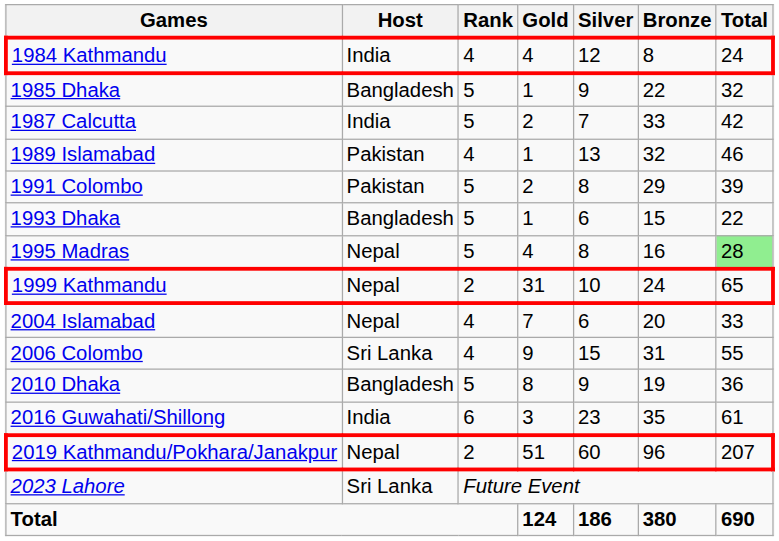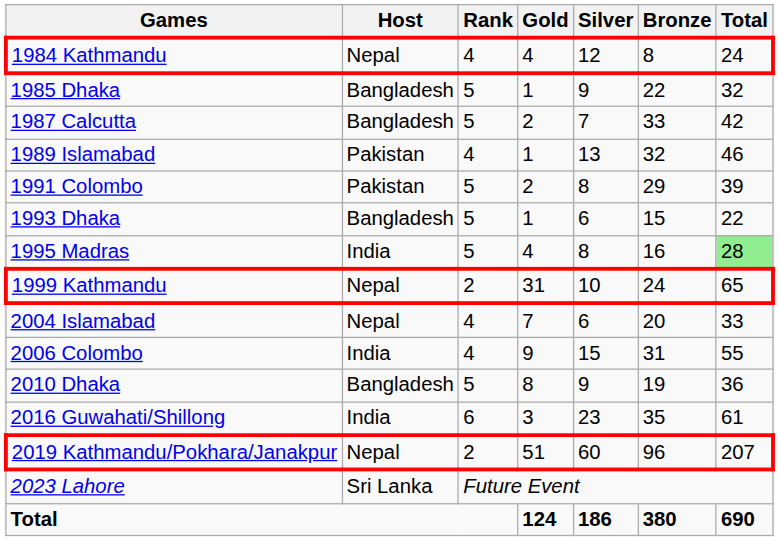(369, 55) India -> (373, 55) Nepal
(369, 122) India -> (400, 122) Bangladesh
(373, 251) Nepal -> (369, 251) India
(390, 353) Sri Lanka -> (369, 353) India
